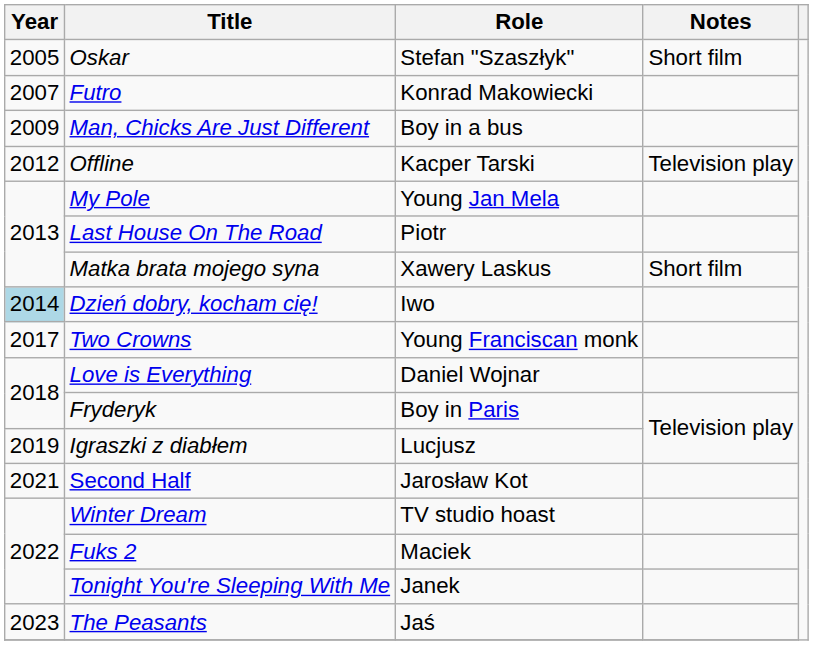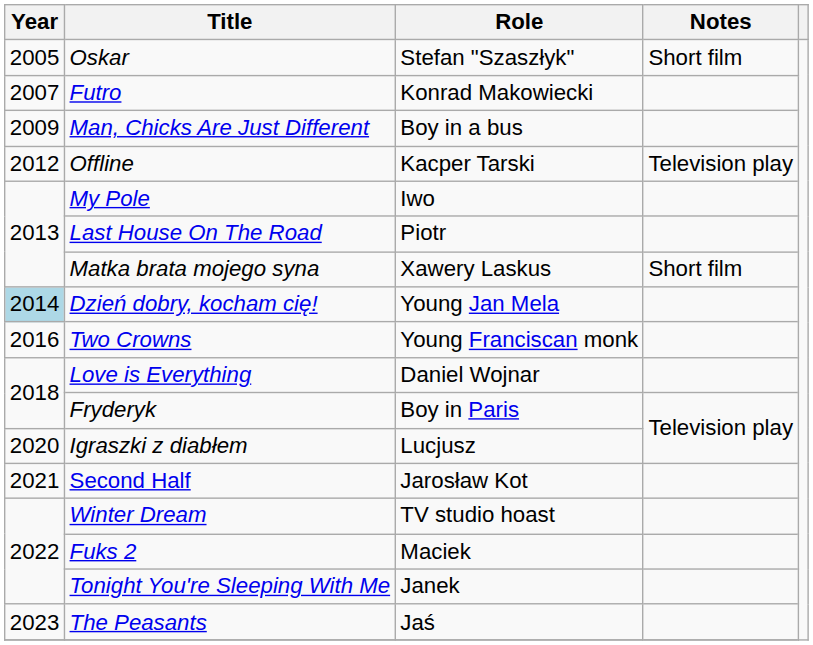(480, 198) Young Jan Mela -> (418, 198) Iwo
(418, 304) Iwo -> (480, 304) Young Jan Mela
(35, 339) 2017 -> (35, 339) 2016
(35, 445) 2019 -> (35, 445) 2020
